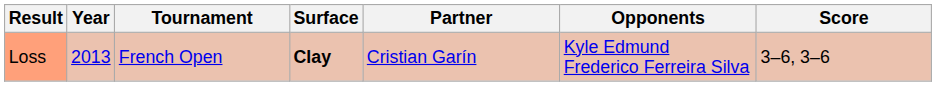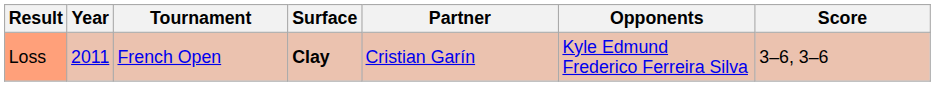(91, 56) 2013 -> (90, 56) 2011
